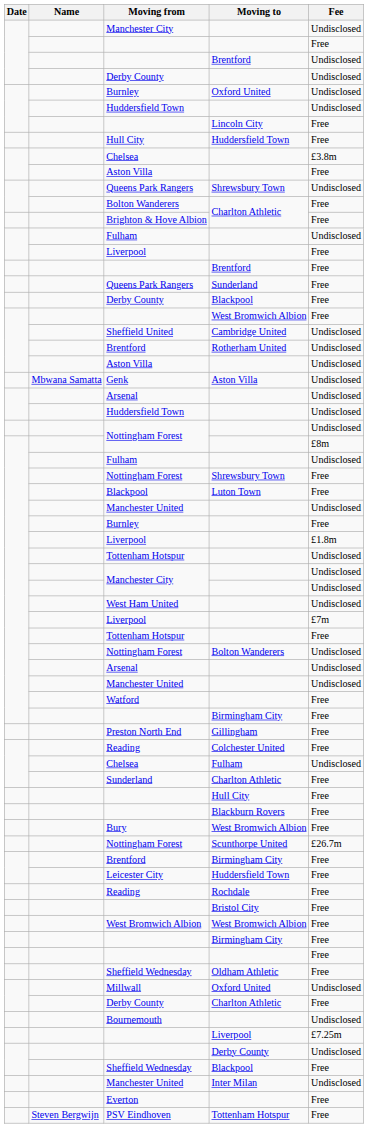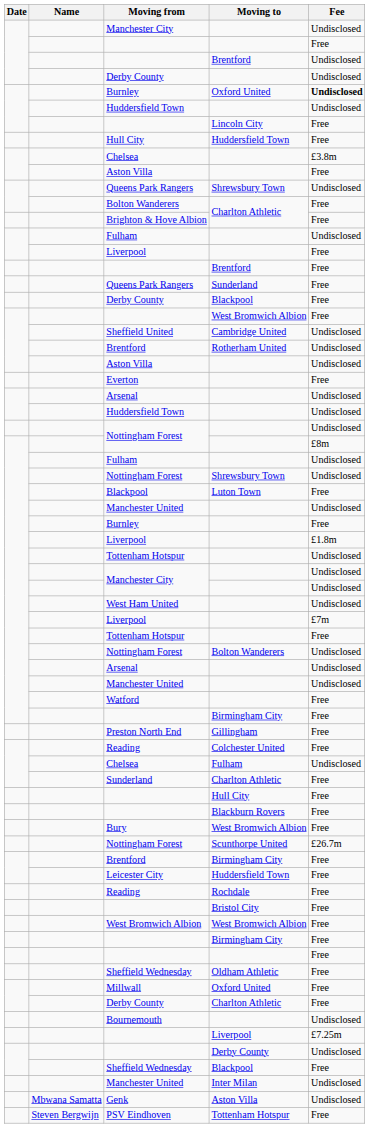(336, 92) normal -> (337, 92) bold
rows swapped: (122, 1099) <-> (117, 380)
(320, 476) Free -> (336, 476) Undisclosed
(336, 987) Undisclosed -> (320, 987) Free
